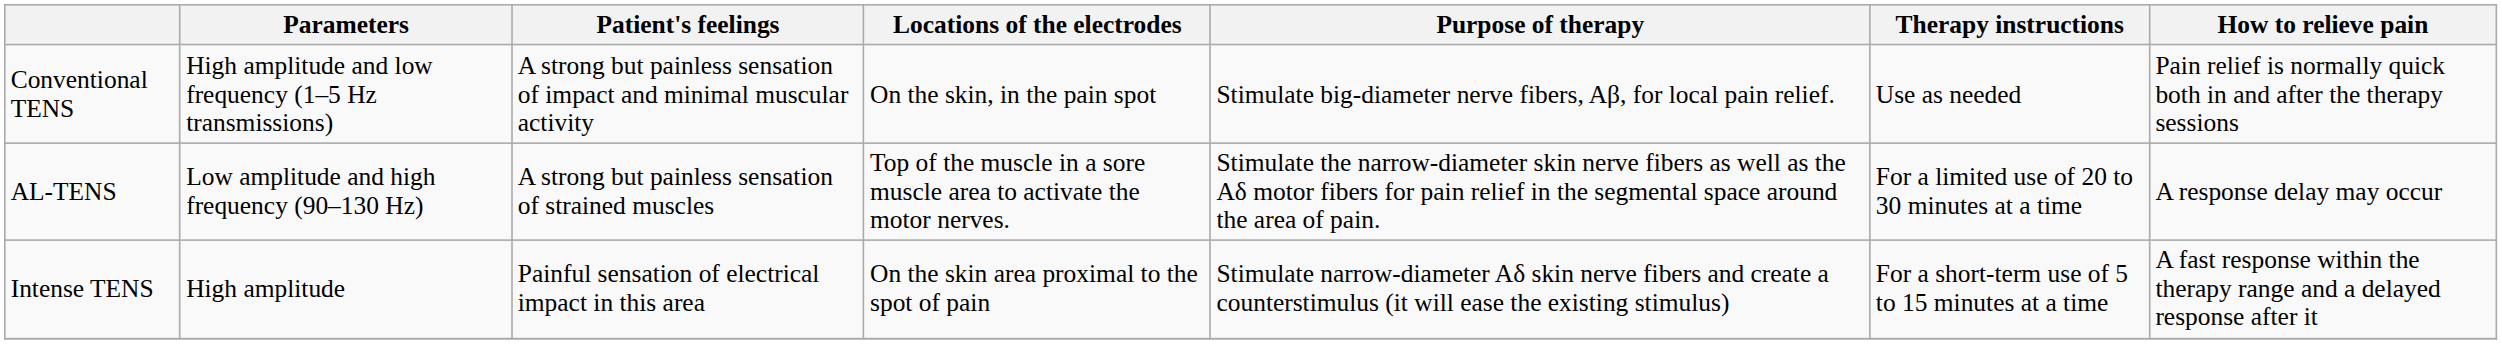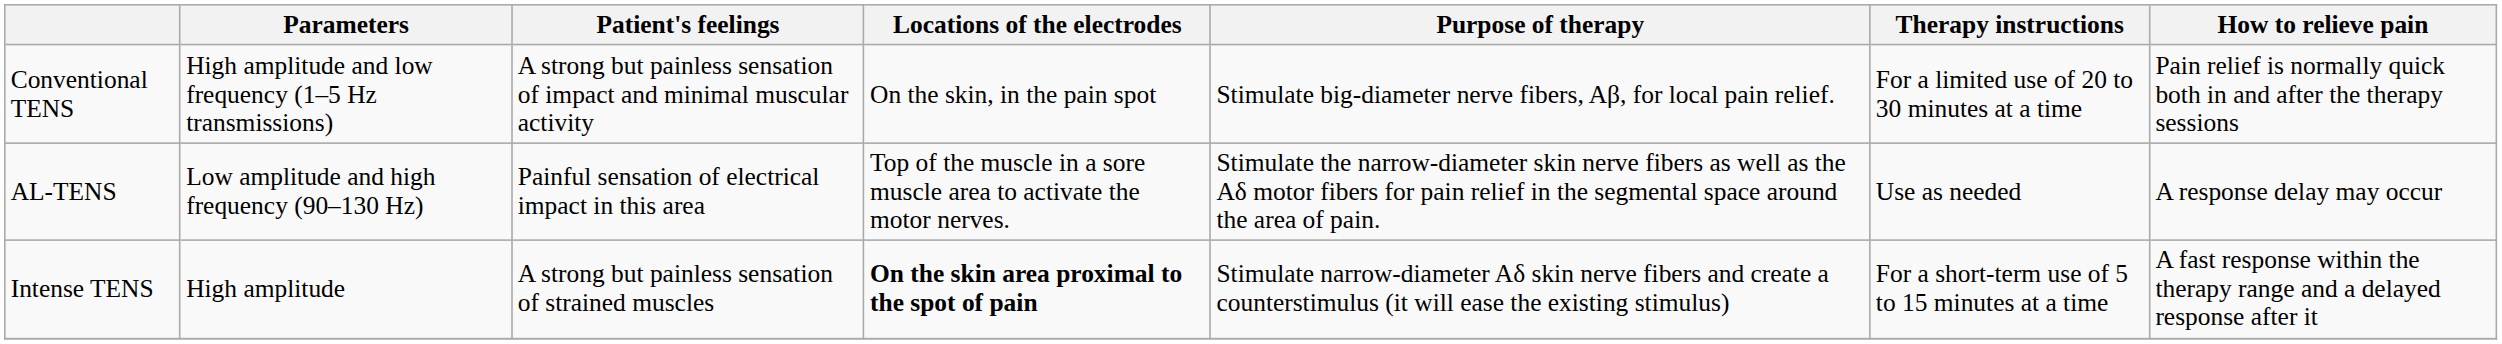(1949, 93) Use as needed -> (2004, 93) For a limited use of 20 to 30 minutes at a time
(675, 191) A strong but painless sensation of strained muscles -> (669, 191) Painful sensation of electrical impact in this area
(2004, 191) For a limited use of 20 to 30 minutes at a time -> (1949, 191) Use as needed
(669, 288) Painful sensation of electrical impact in this area -> (675, 288) A strong but painless sensation of strained muscles
(1034, 288) normal -> (1026, 288) bold
